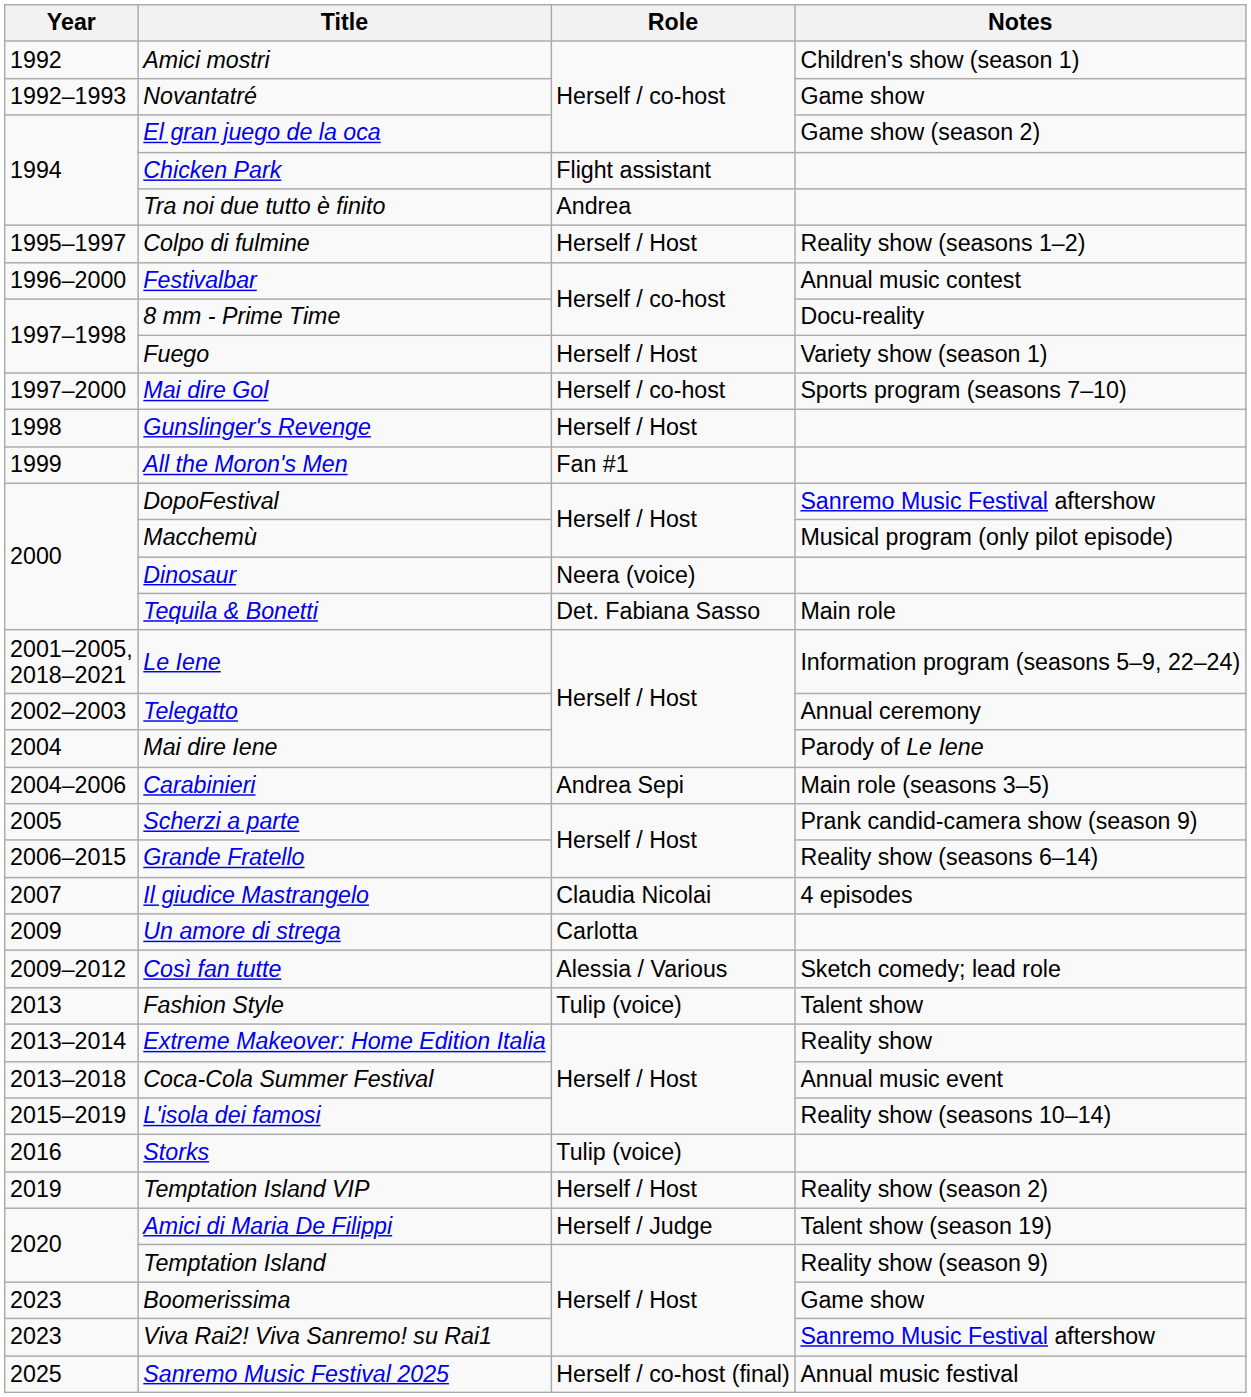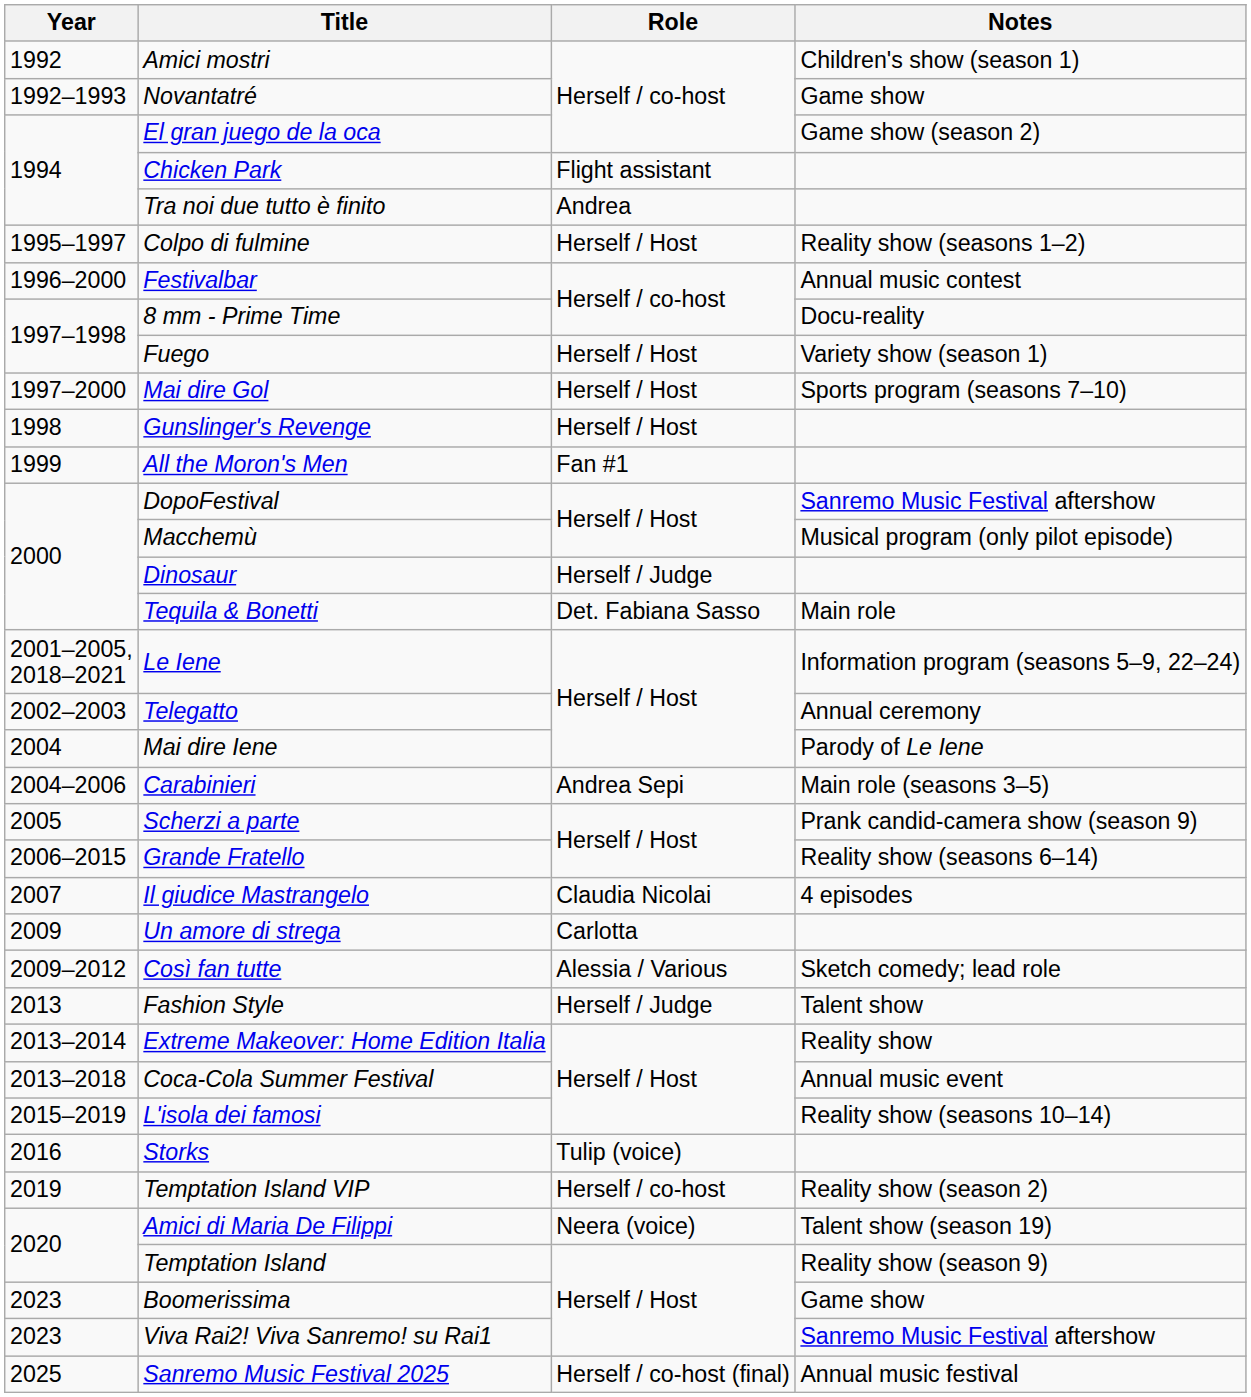(641, 390) Herself / co-host -> (627, 390) Herself / Host
(626, 574) Neera (voice) -> (634, 574) Herself / Judge
(619, 1005) Tulip (voice) -> (634, 1005) Herself / Judge
(627, 1189) Herself / Host -> (641, 1189) Herself / co-host
(634, 1226) Herself / Judge -> (626, 1226) Neera (voice)
